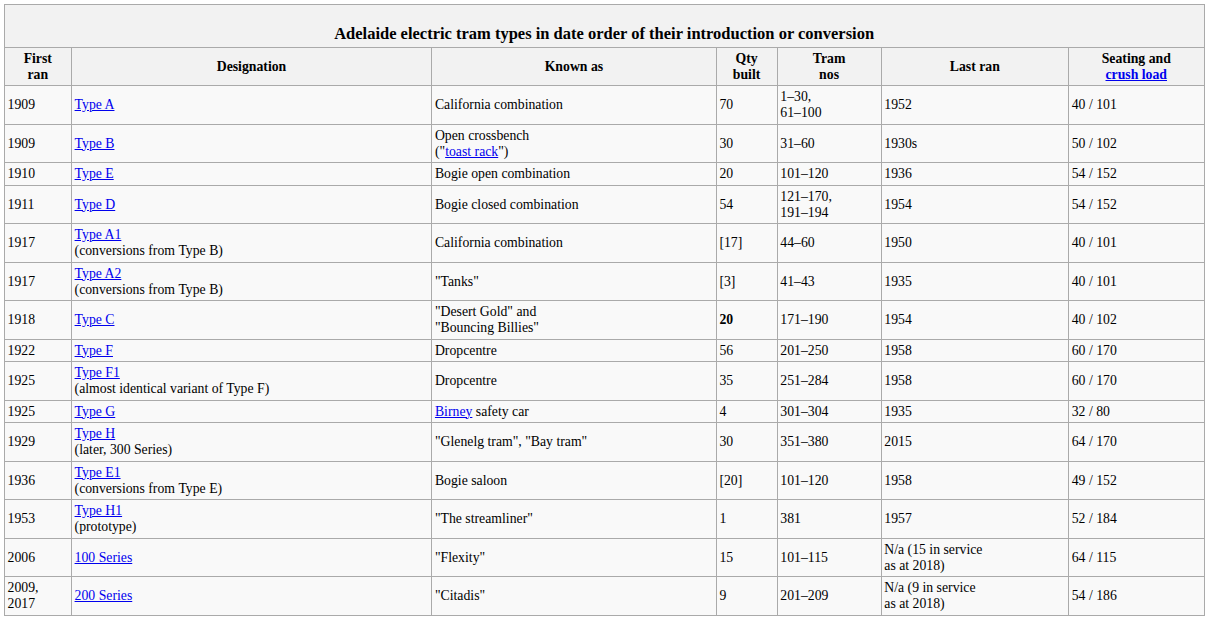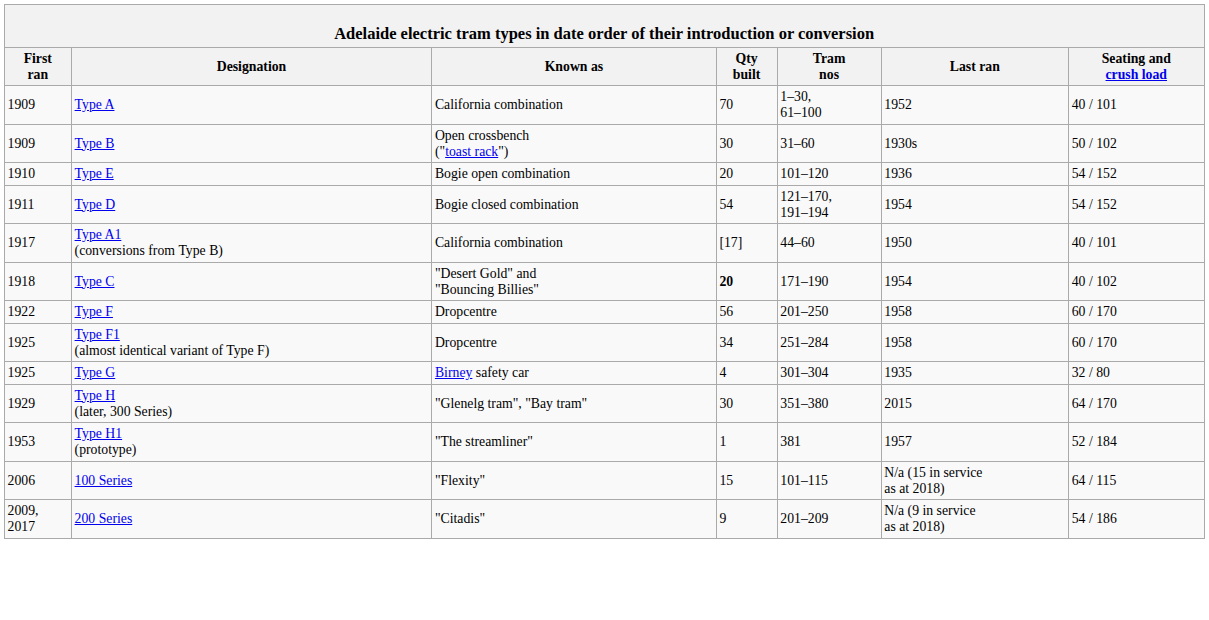- row: (149, 281)
(726, 381) 35 -> (726, 342) 34
- row: (148, 480)
